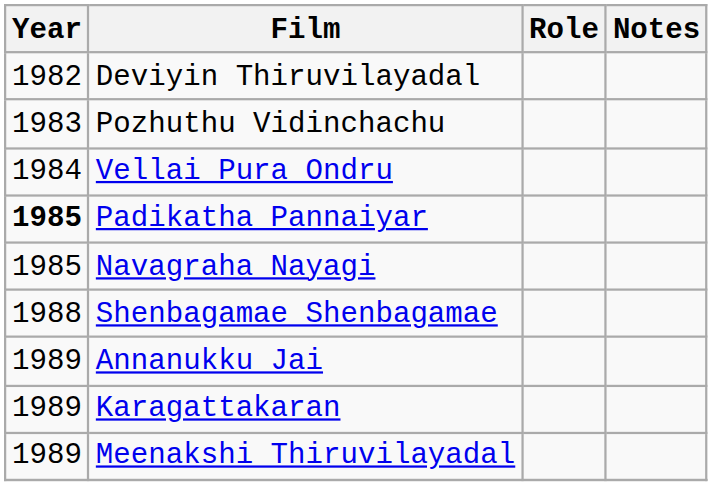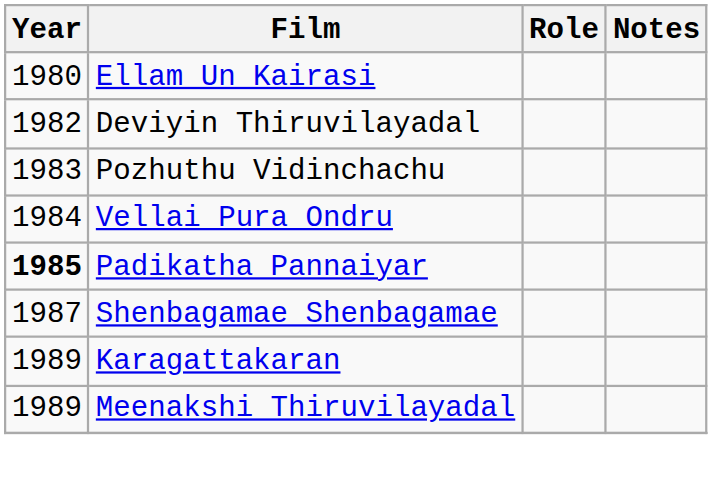+ row: (236, 76)
- row: (236, 266)
(47, 314) 1988 -> (47, 314) 1987
- row: (209, 361)
